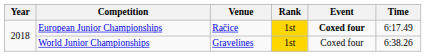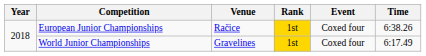(342, 28) bold -> (343, 28) normal
(398, 28) 6:17.49 -> (398, 28) 6:38.26
(398, 44) 6:38.26 -> (398, 44) 6:17.49
